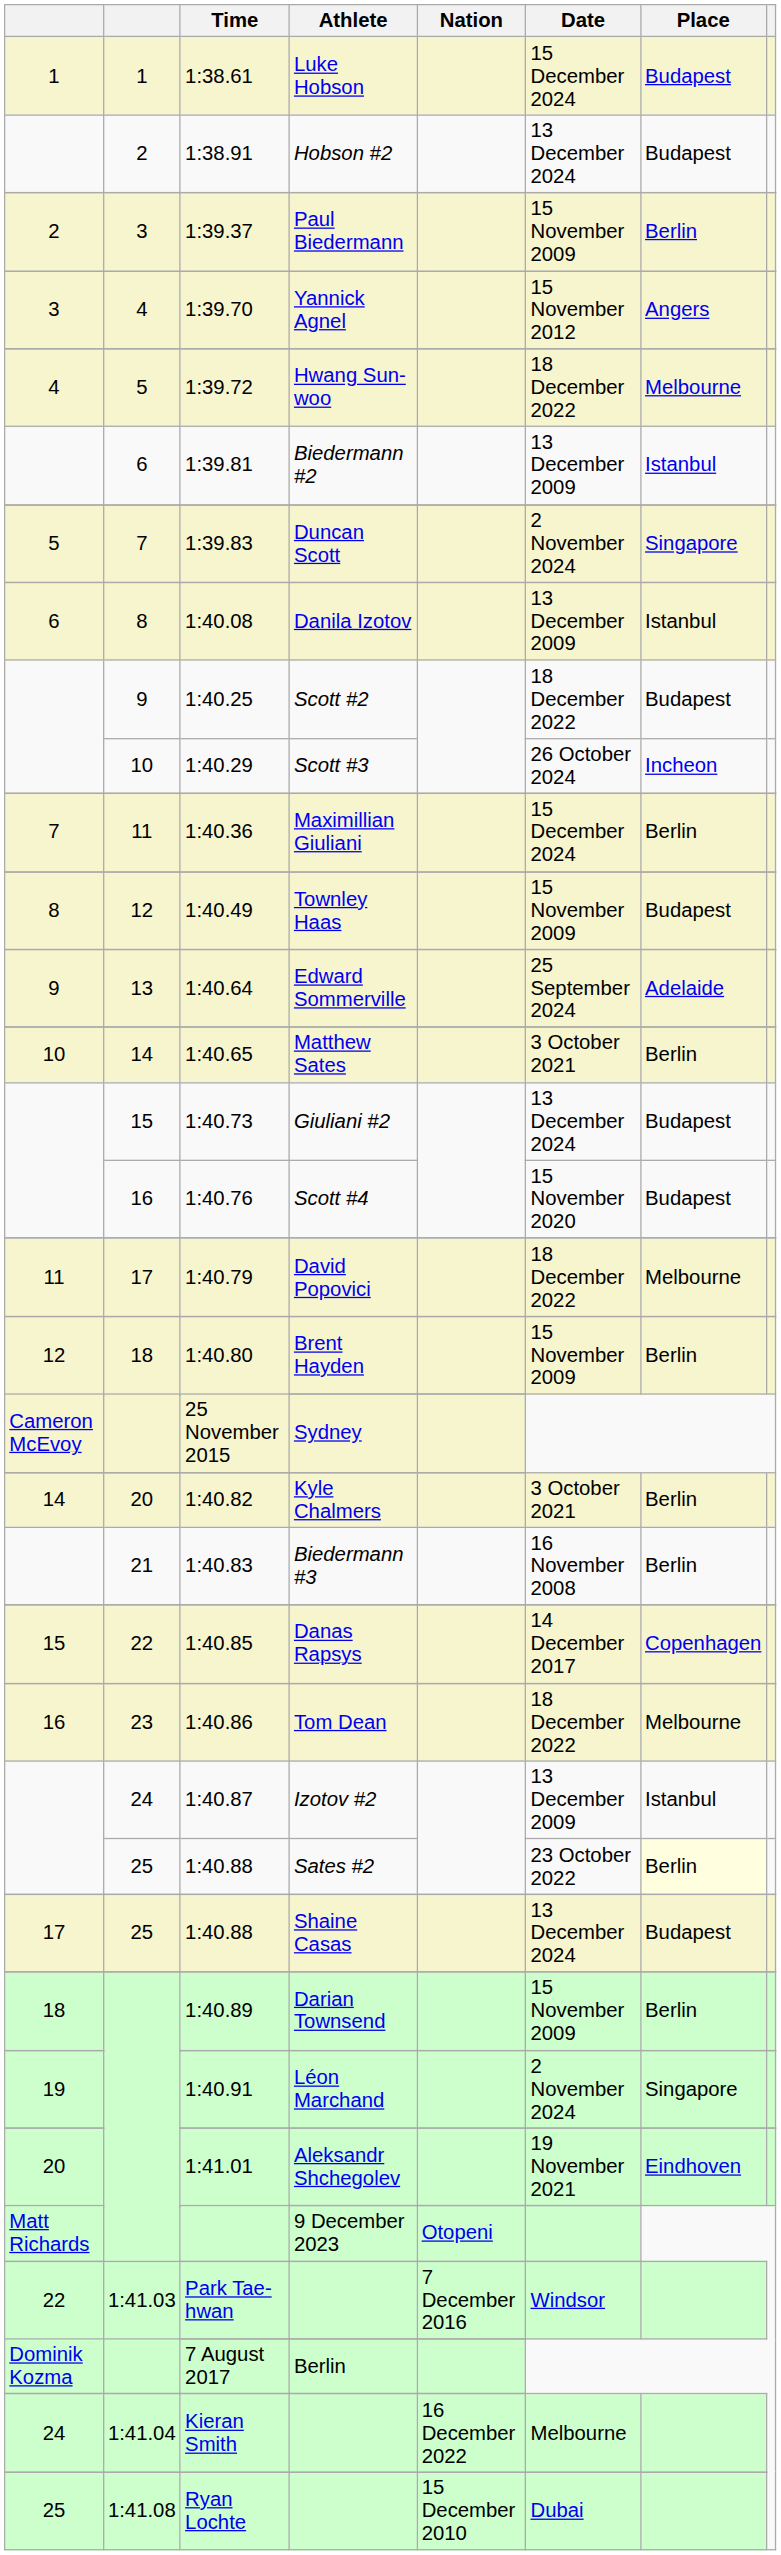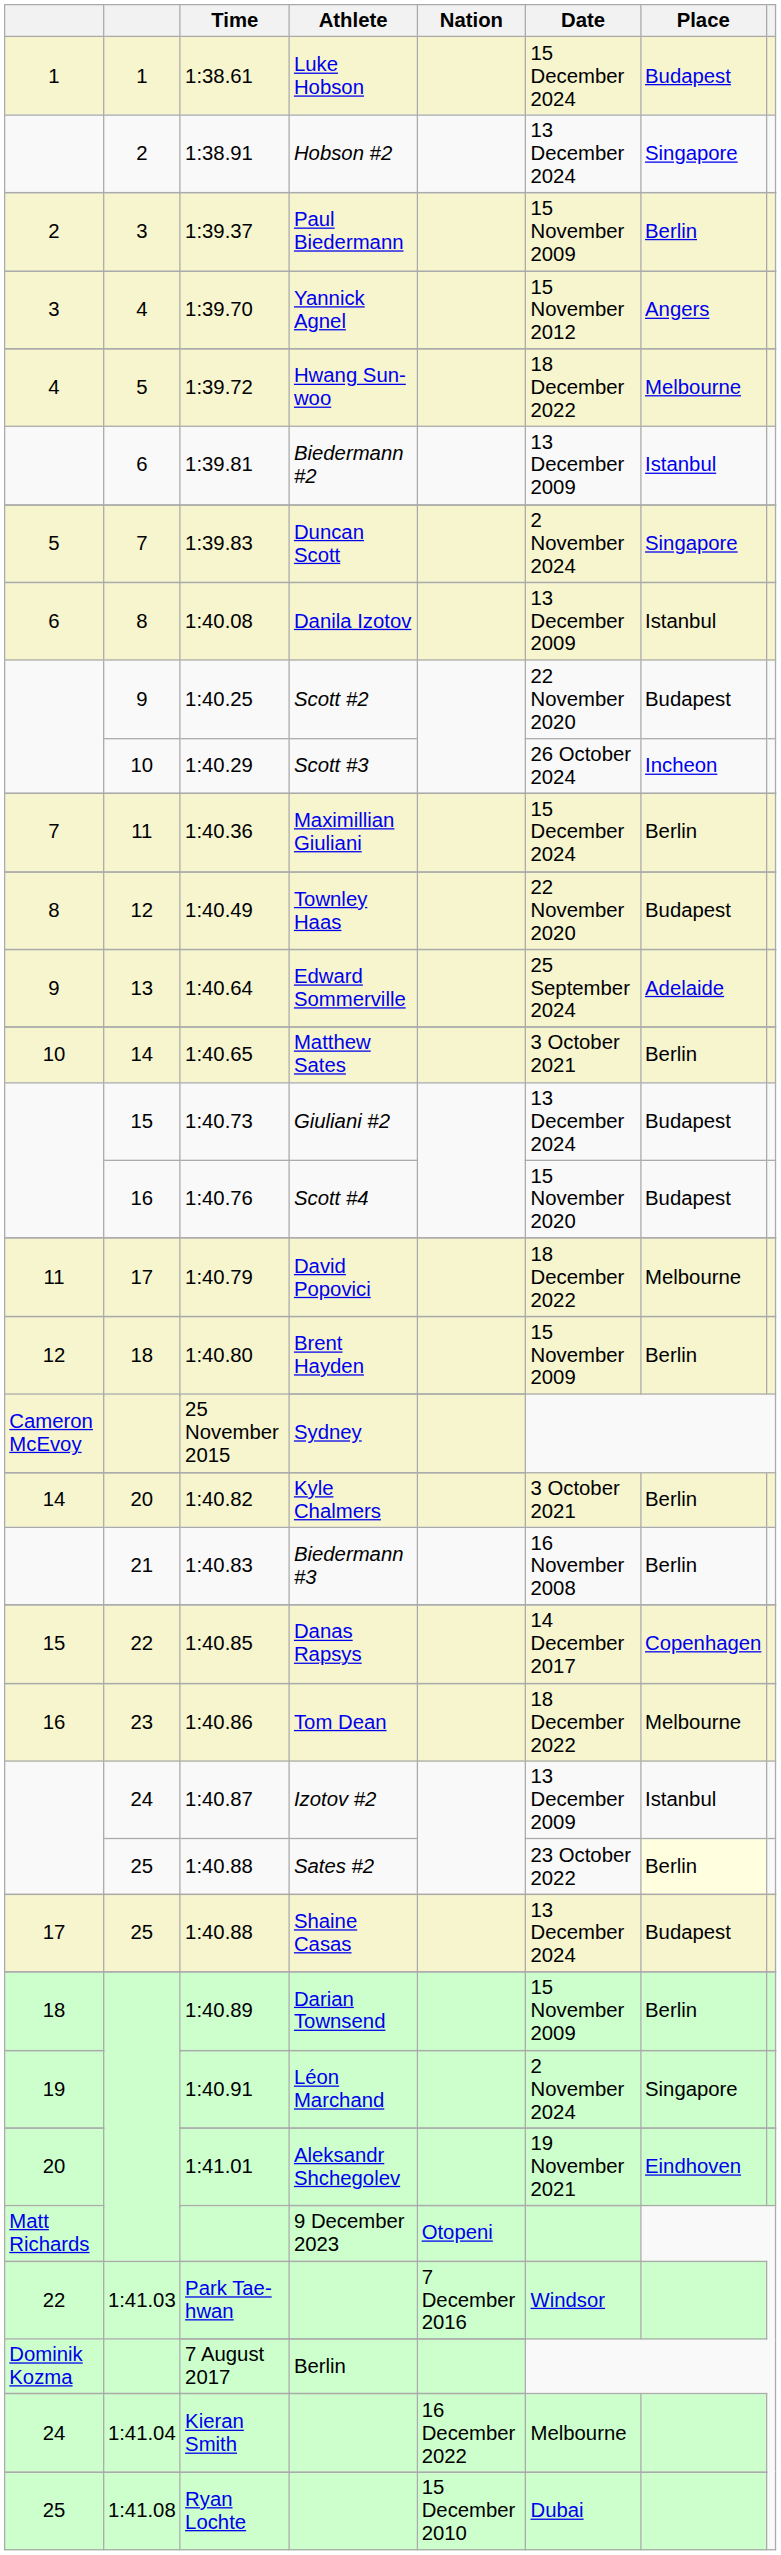(688, 153) Budapest -> (691, 153) Singapore
(577, 699) 18 December 2022 -> (577, 699) 22 November 2020
(577, 910) 15 November 2009 -> (577, 910) 22 November 2020
